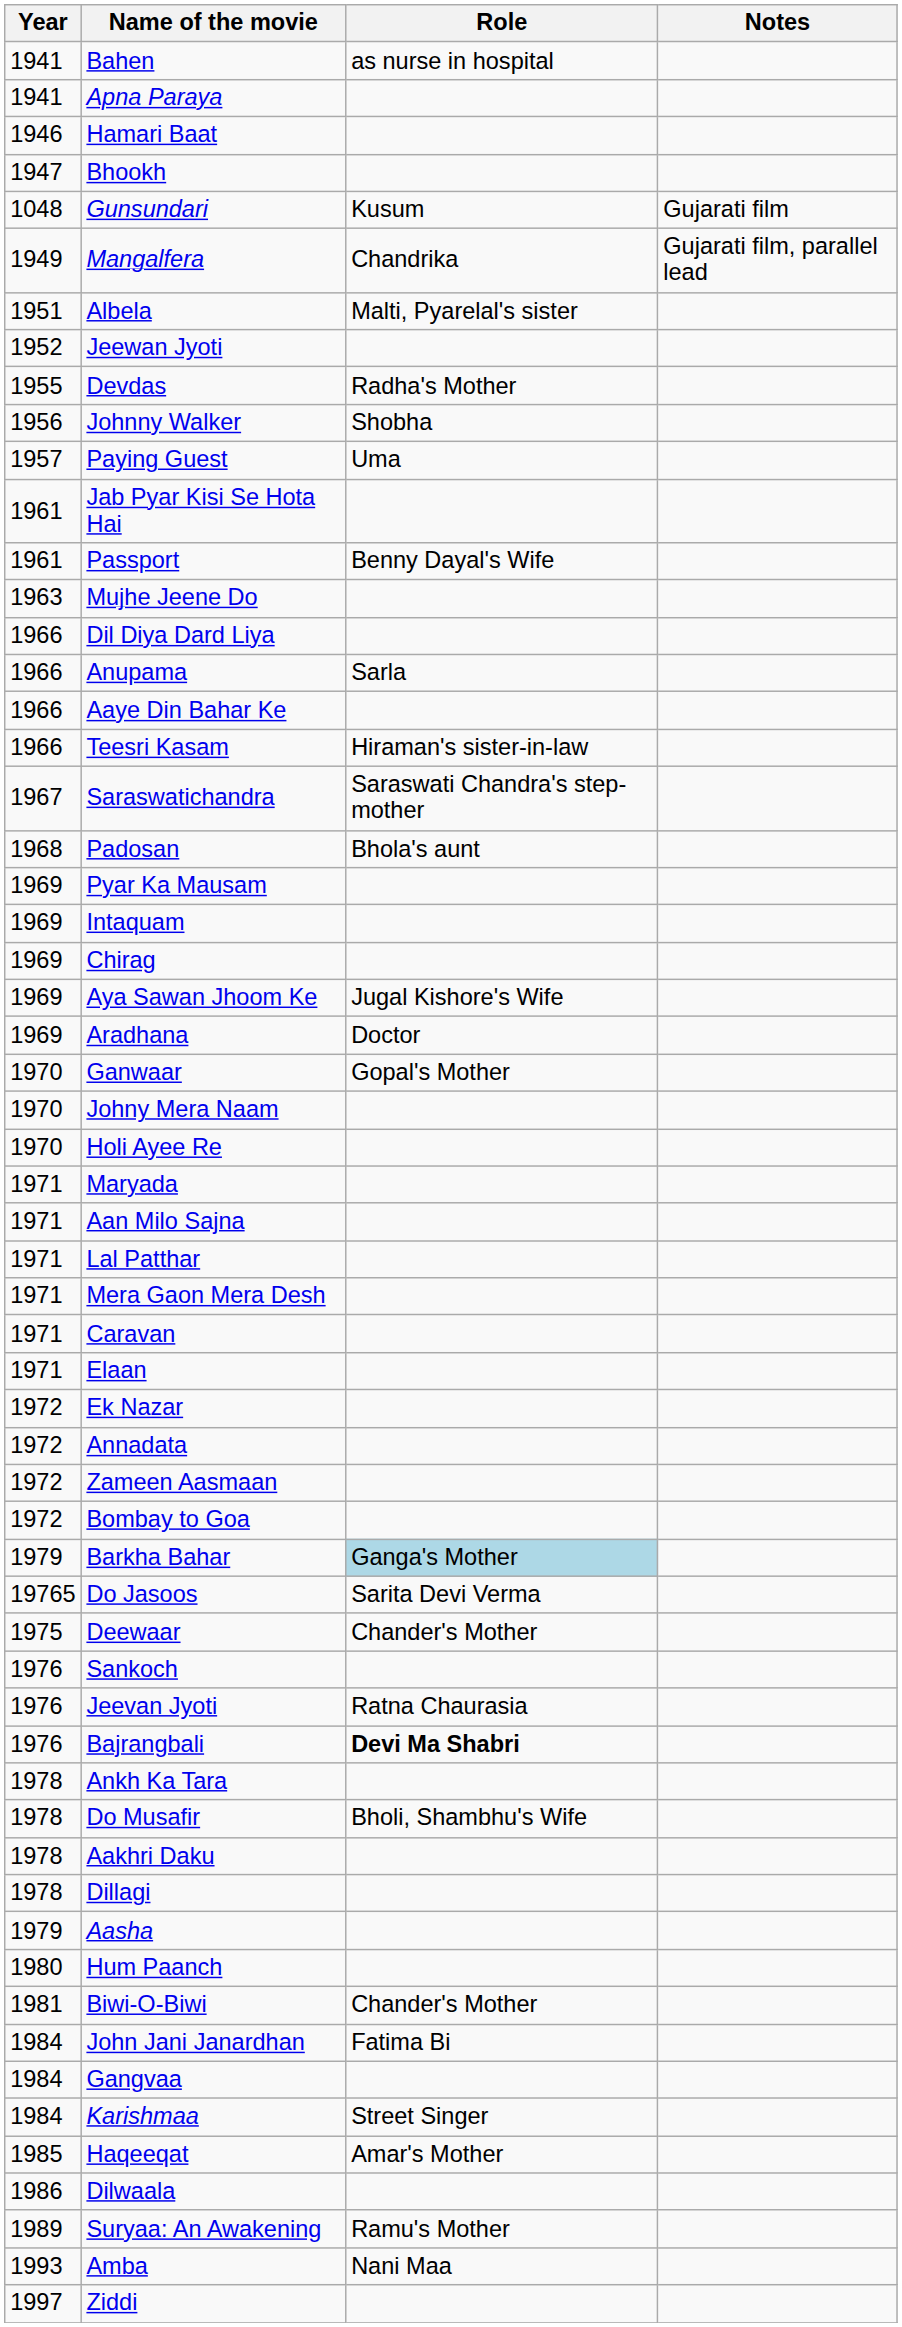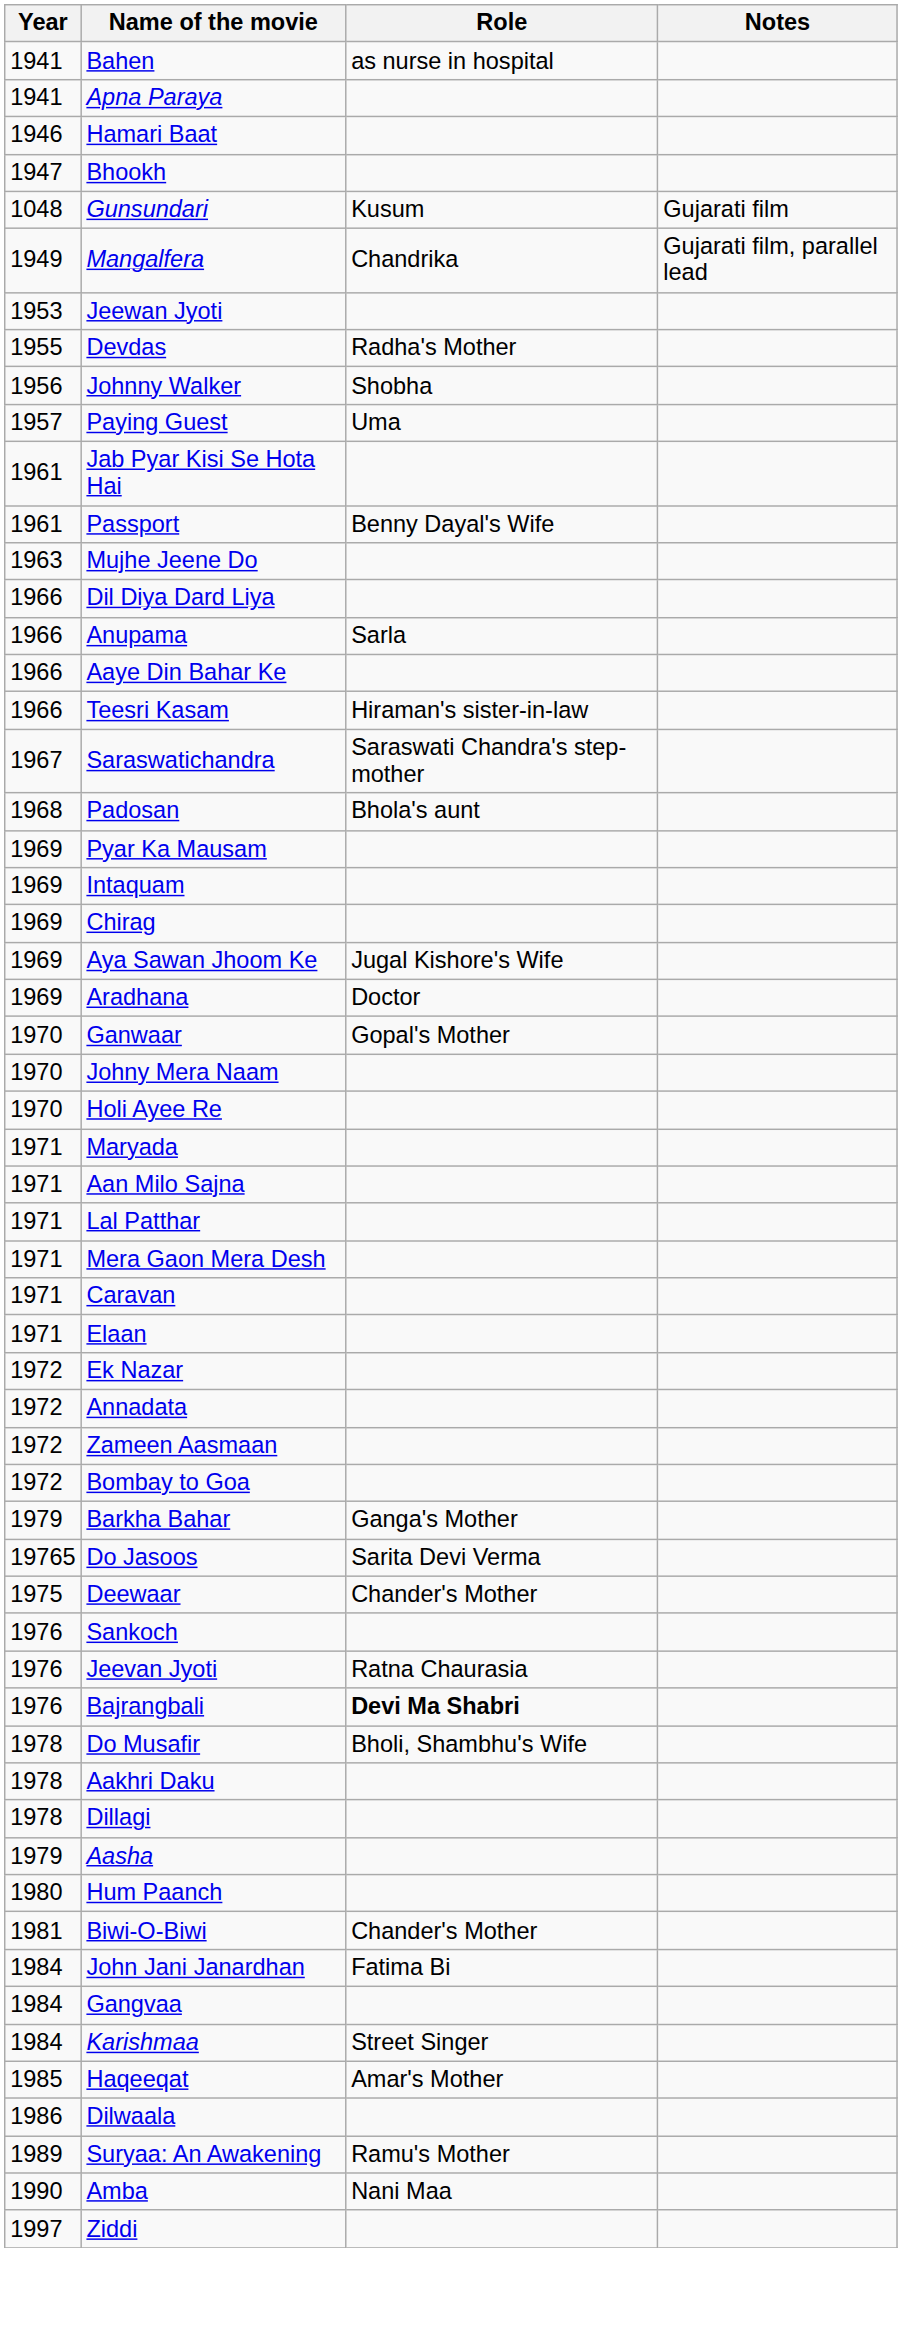- row: (119, 310)
(36, 348) 1952 -> (36, 310) 1953
(434, 1557) lightblue background -> (434, 1519) no background
- row: (157, 1781)
(36, 2266) 1993 -> (36, 2191) 1990
